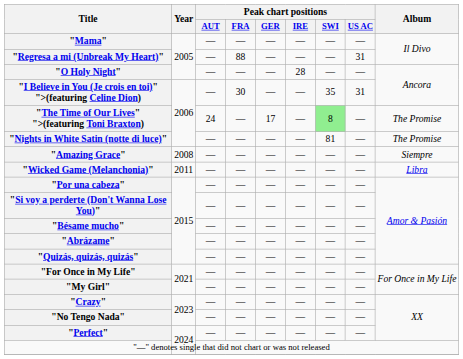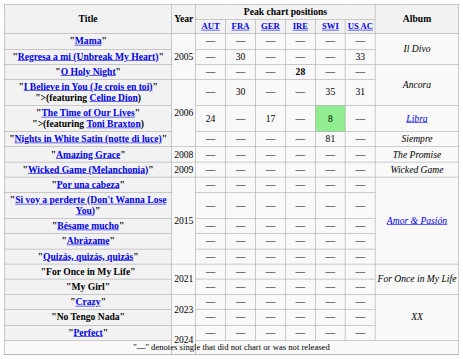(240, 56) 88 -> (240, 56) 30
(360, 56) 31 -> (360, 56) 33
(300, 72) normal -> (300, 72) bold
(417, 118) The Promise -> (417, 118) Libra
(417, 139) The Promise -> (417, 139) Siempre
(417, 154) Siempre -> (417, 154) The Promise
(184, 169) 2011 -> (184, 169) 2009
(417, 169) Libra -> (417, 169) Wicked Game
